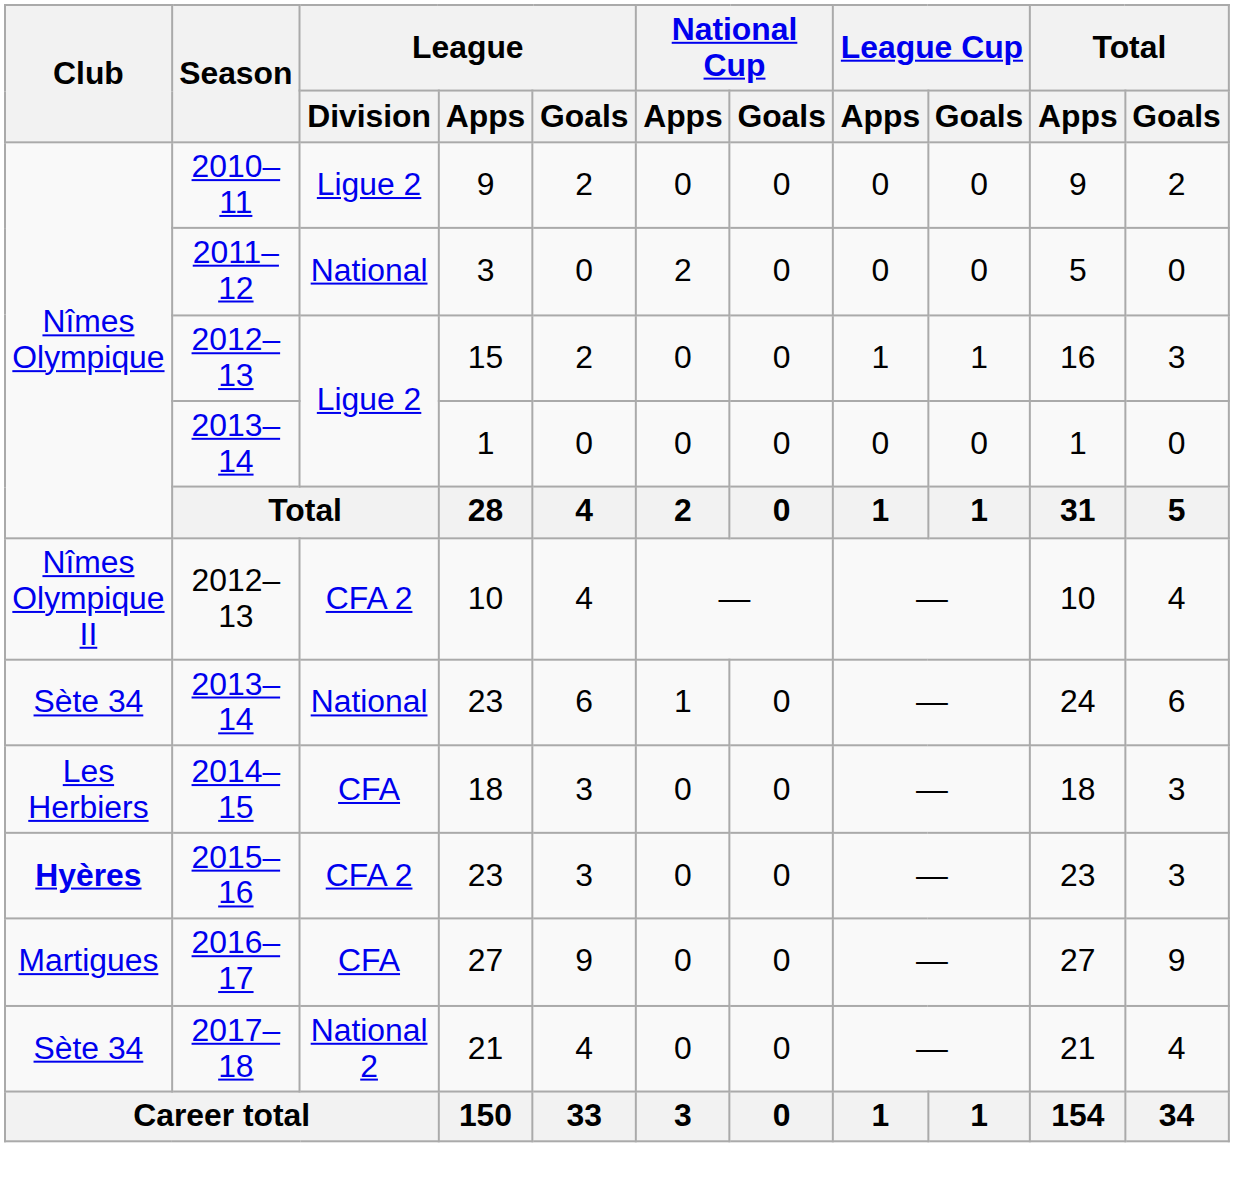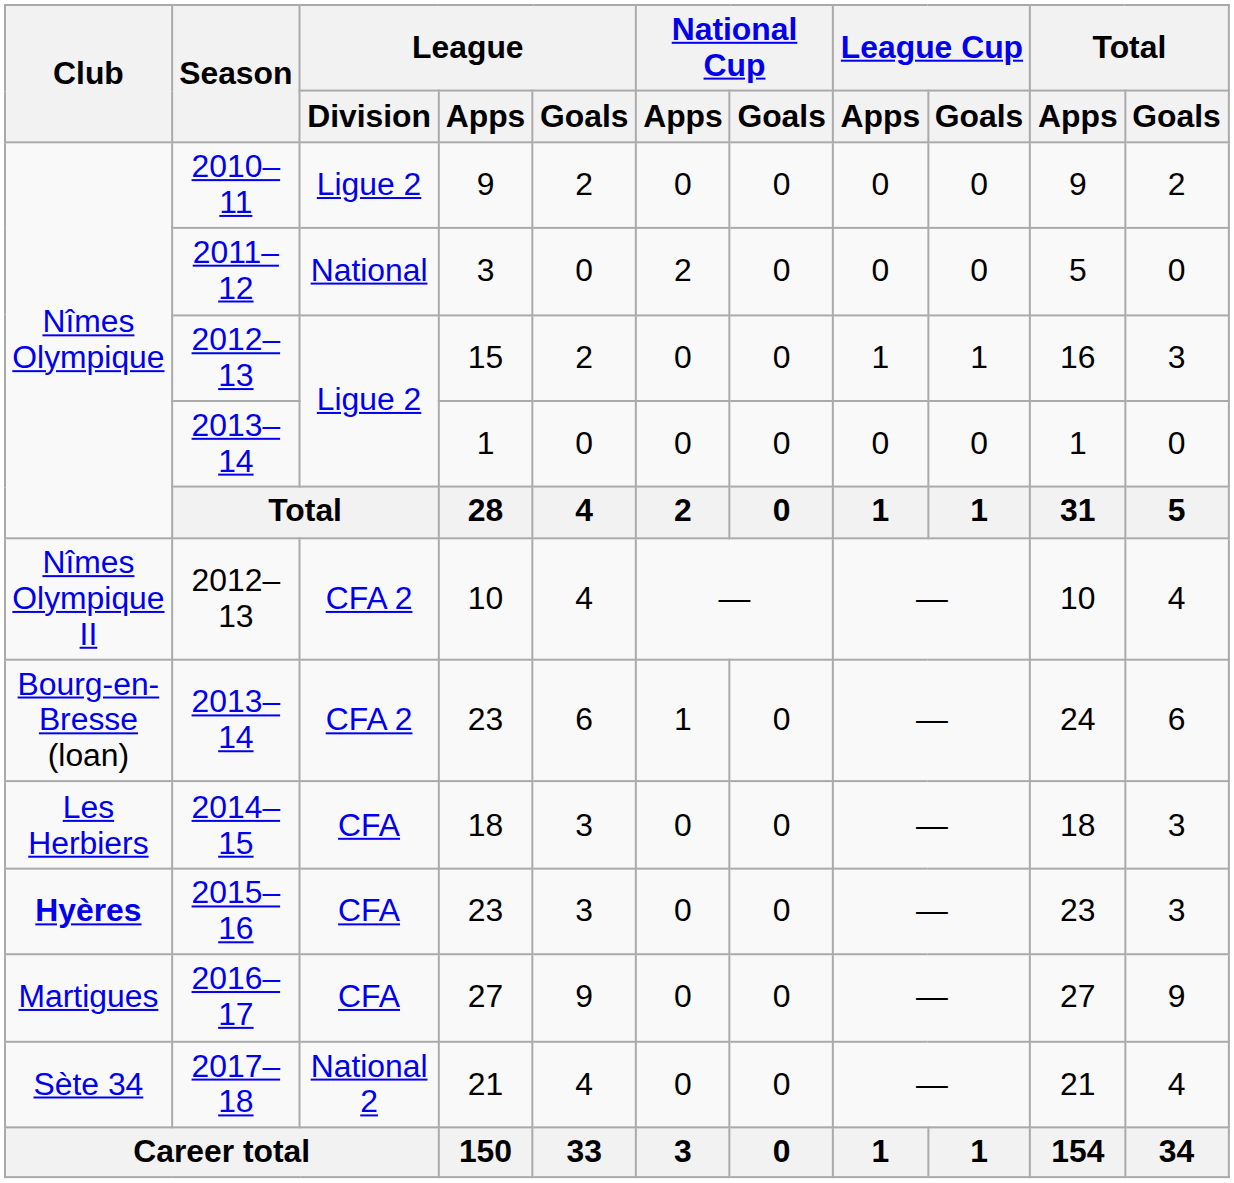(88, 702) Sète 34 -> (88, 720) Bourg-en-Bresse (loan)
(369, 702) National -> (369, 720) CFA 2
(369, 875) CFA 2 -> (369, 910) CFA
